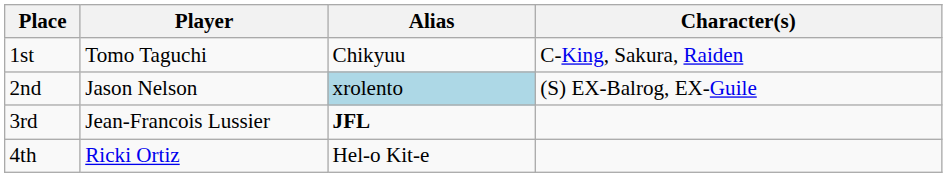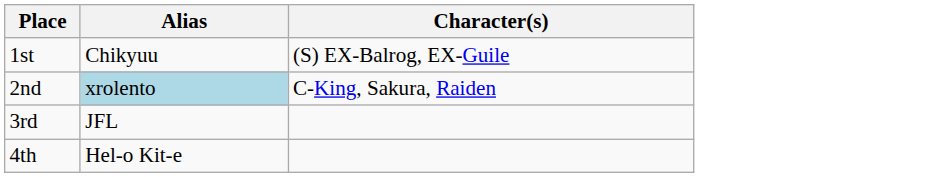- column: (204, 21)
(642, 54) C-King, Sakura, Raiden -> (401, 54) (S) EX-Balrog, EX-Guile
(649, 88) (S) EX-Balrog, EX-Guile -> (394, 88) C-King, Sakura, Raiden
(351, 121) bold -> (102, 121) normal
